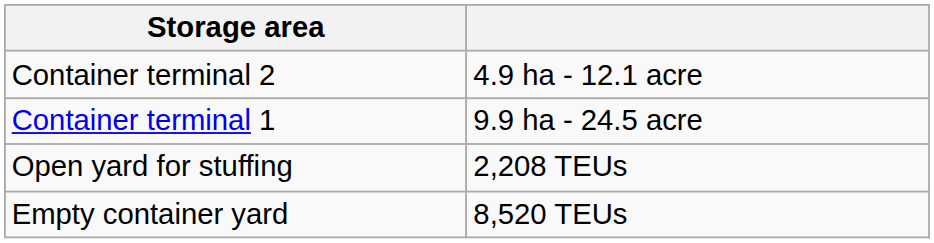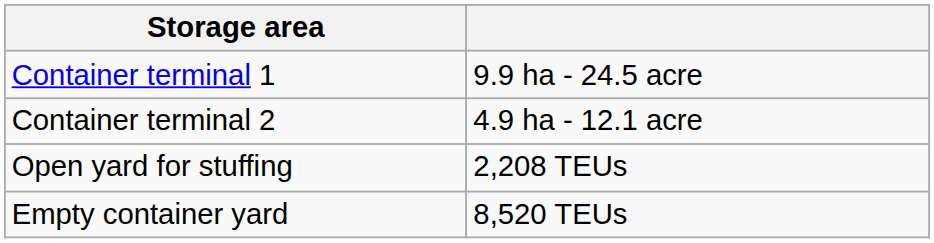rows swapped: (143, 120) <-> (143, 74)
